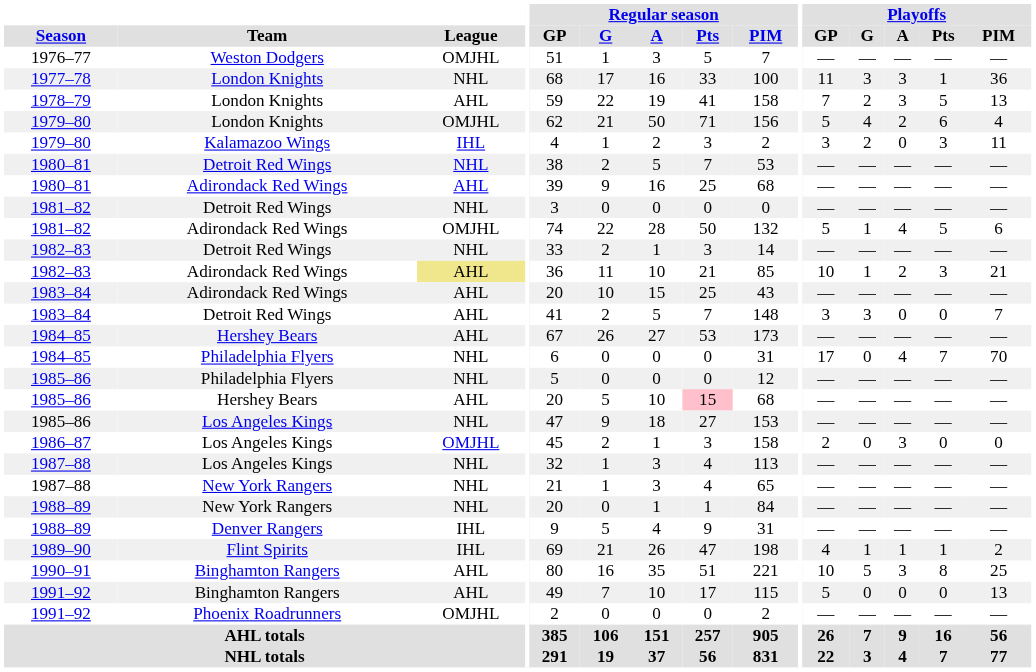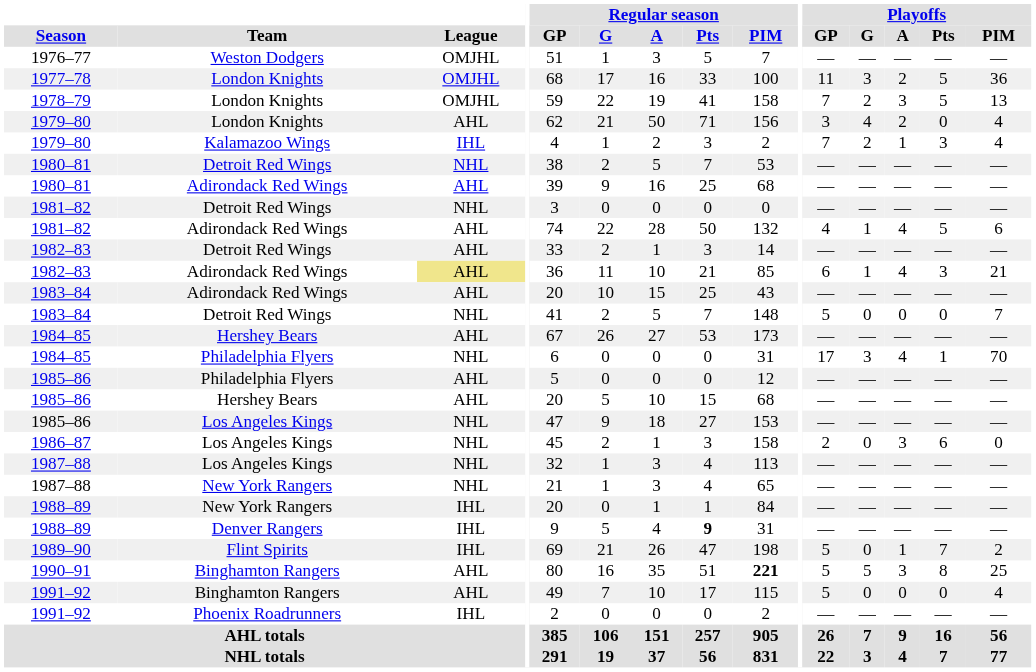(471, 78) NHL -> (471, 78) OMJHL
(903, 78) 3 -> (903, 78) 2
(943, 78) 1 -> (943, 78) 5
(471, 100) AHL -> (471, 100) OMJHL
(471, 121) OMJHL -> (471, 121) AHL
(826, 121) 5 -> (826, 121) 3
(943, 121) 6 -> (943, 121) 0
(826, 143) 3 -> (826, 143) 7
(903, 143) 0 -> (903, 143) 1
(999, 143) 11 -> (999, 143) 4
(471, 228) OMJHL -> (471, 228) AHL
(826, 228) 5 -> (826, 228) 4
(471, 250) NHL -> (471, 250) AHL
(826, 271) 10 -> (826, 271) 6
(903, 271) 2 -> (903, 271) 4
(471, 314) AHL -> (471, 314) NHL
(826, 314) 3 -> (826, 314) 5
(867, 314) 3 -> (867, 314) 0
(867, 357) 0 -> (867, 357) 3
(943, 357) 7 -> (943, 357) 1
(471, 378) NHL -> (471, 378) AHL
(708, 399) pink background -> (708, 399) no background
(471, 442) OMJHL -> (471, 442) NHL
(943, 442) 0 -> (943, 442) 6
(471, 506) NHL -> (471, 506) IHL
(708, 528) normal -> (708, 528) bold
(826, 549) 4 -> (826, 549) 5
(867, 549) 1 -> (867, 549) 0
(943, 549) 1 -> (943, 549) 7
(766, 571) normal -> (766, 571) bold
(826, 571) 10 -> (826, 571) 5
(999, 592) 13 -> (999, 592) 4
(471, 613) OMJHL -> (471, 613) IHL
